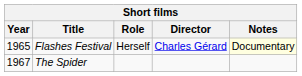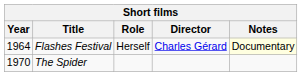(19, 46) 1965 -> (19, 46) 1964
(19, 63) 1967 -> (19, 63) 1970
